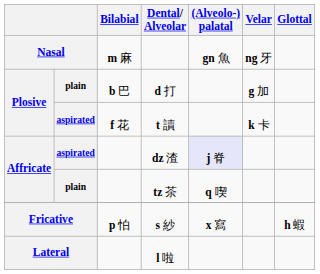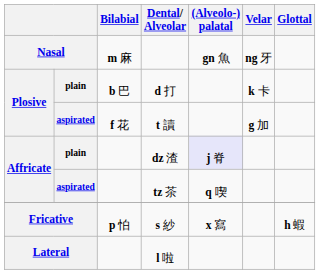(259, 91) g 加 -> (259, 91) k 卡
(259, 125) k 卡 -> (259, 125) g 加
(76, 153) aspirated -> (76, 153) plain
(76, 186) plain -> (76, 186) aspirated
